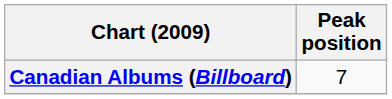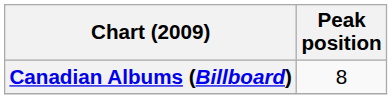(342, 76) 7 -> (342, 76) 8
